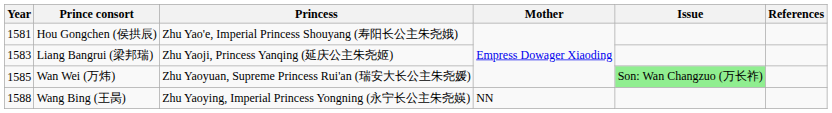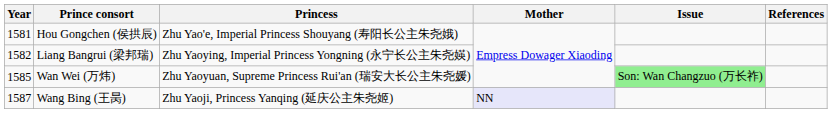(19, 55) 1583 -> (19, 55) 1582
(278, 55) Zhu Yaoji, Princess Yanqing (延庆公主朱尧姬) -> (316, 55) Zhu Yaoying, Imperial Princess Yongning (永宁长公主朱尧媖)
(19, 98) 1588 -> (19, 98) 1587
(316, 97) Zhu Yaoying, Imperial Princess Yongning (永宁长公主朱尧媖) -> (278, 97) Zhu Yaoji, Princess Yanqing (延庆公主朱尧姬)
(485, 98) no background -> (485, 98) lavender background
